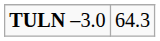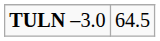(133, 20) 64.3 -> (133, 20) 64.5
